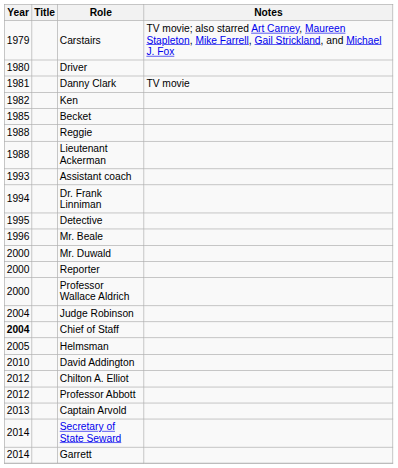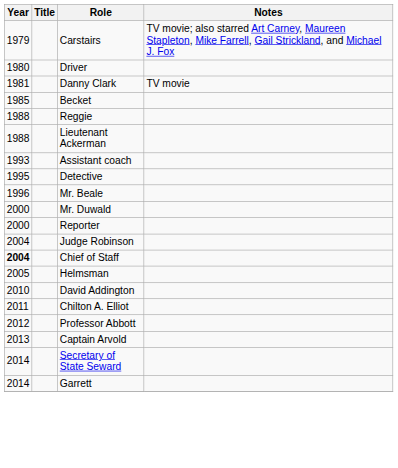- row: (69, 100)
- row: (81, 199)
- row: (95, 291)
(18, 378) 2012 -> (18, 307) 2011
